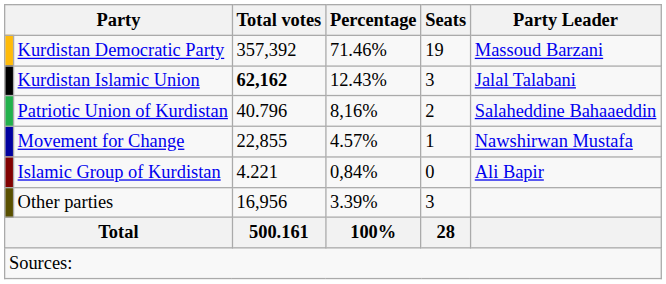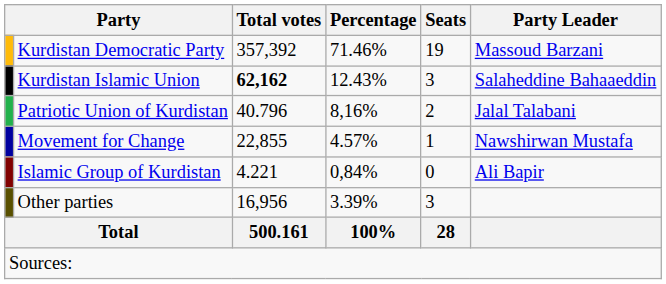(525, 80) Jalal Talabani -> (566, 80) Salaheddine Bahaaeddin
(566, 111) Salaheddine Bahaaeddin -> (525, 111) Jalal Talabani
